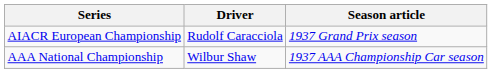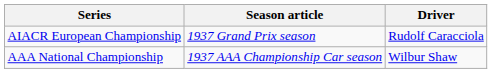columns swapped: (235, 15) <-> (386, 15)
